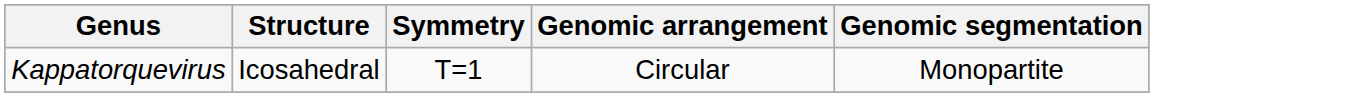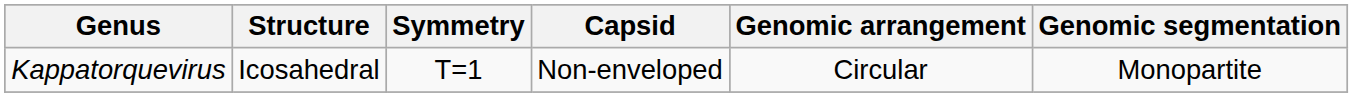+ column: (630, 26)
